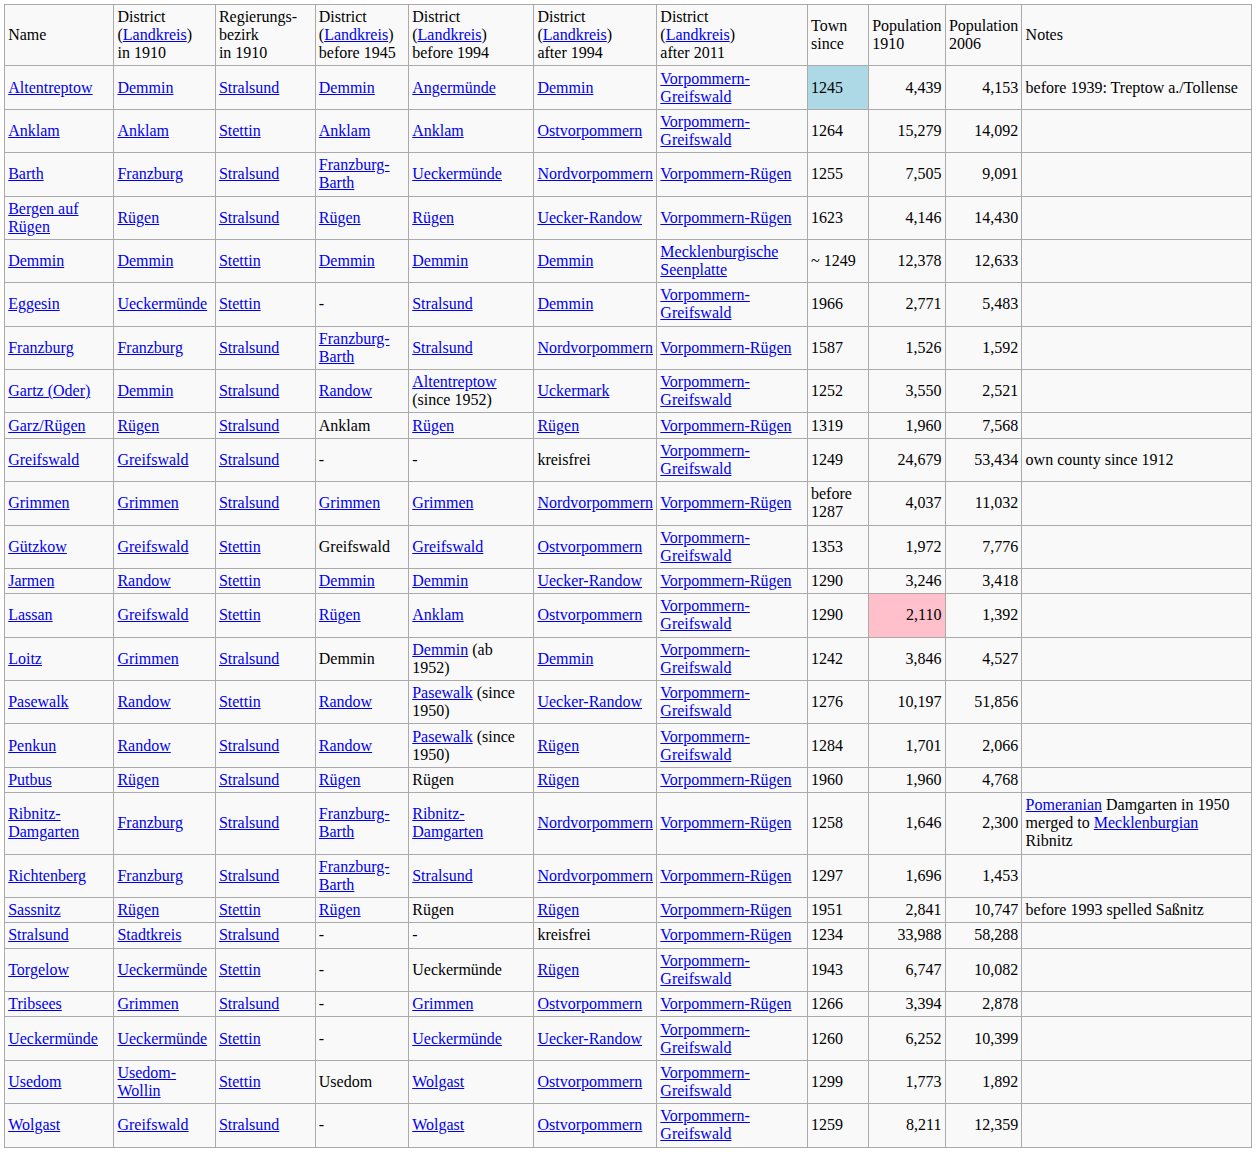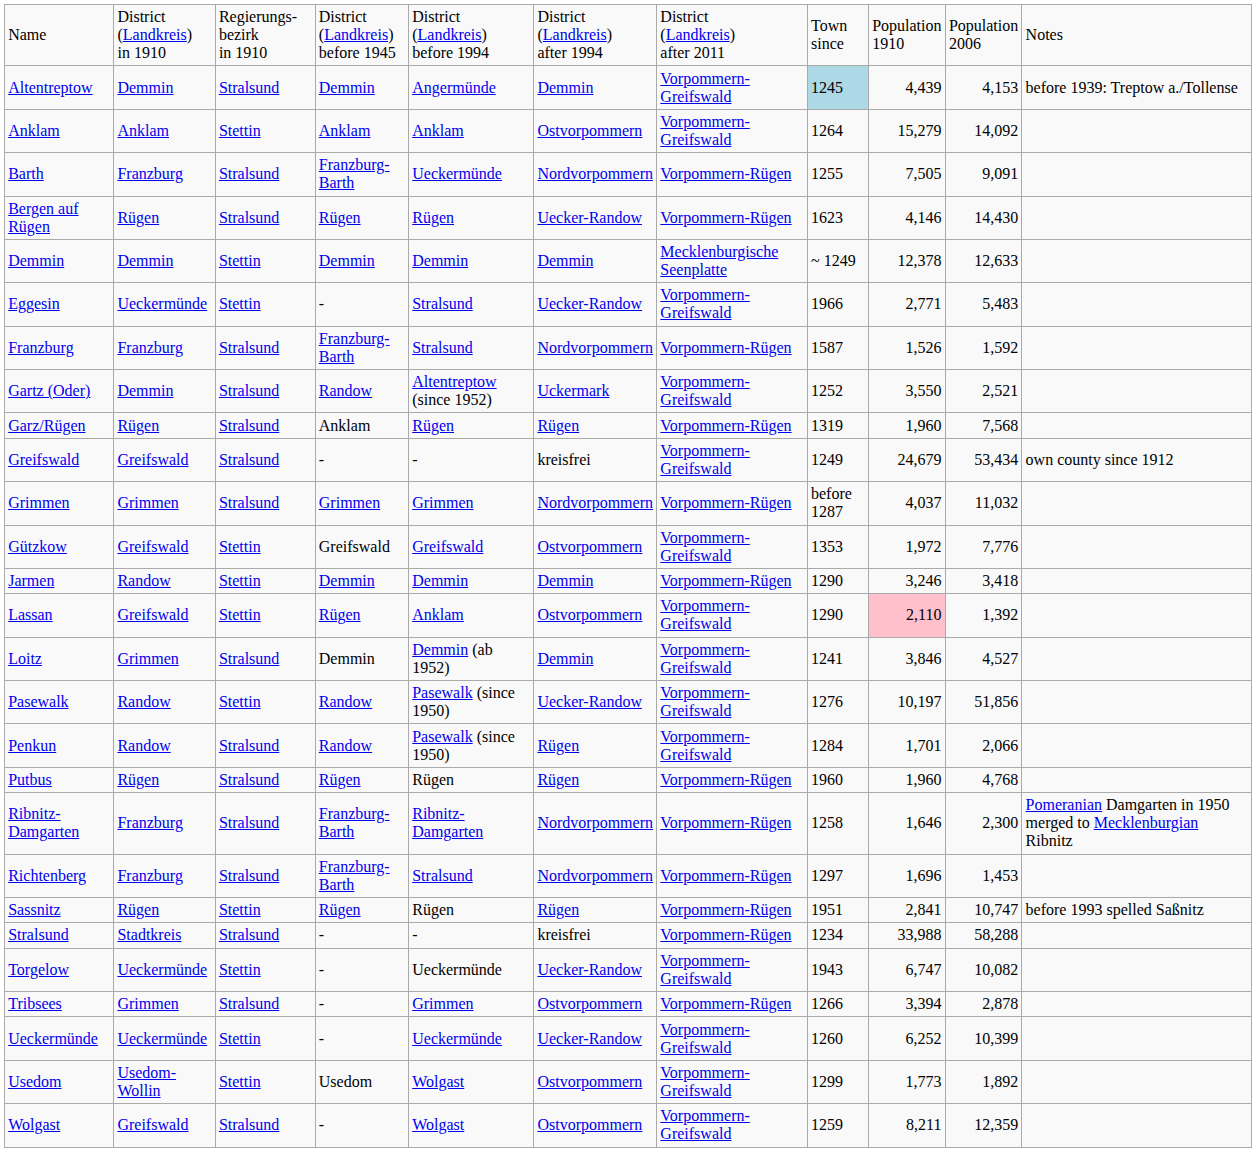(565, 304) Demmin -> (590, 304) Uecker-Randow
(590, 581) Uecker-Randow -> (565, 581) Demmin
(827, 658) 1242 -> (827, 658) 1241
(558, 969) Rügen -> (590, 969) Uecker-Randow
